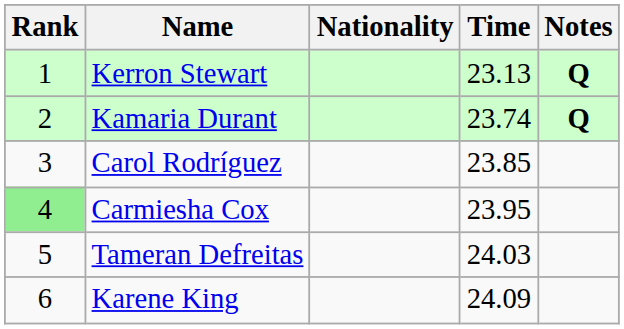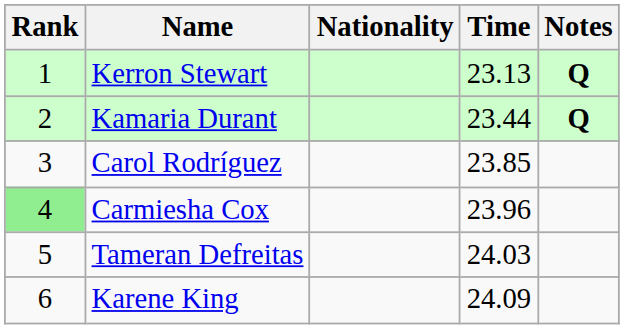(499, 118) 23.74 -> (499, 118) 23.44
(499, 208) 23.95 -> (499, 208) 23.96
